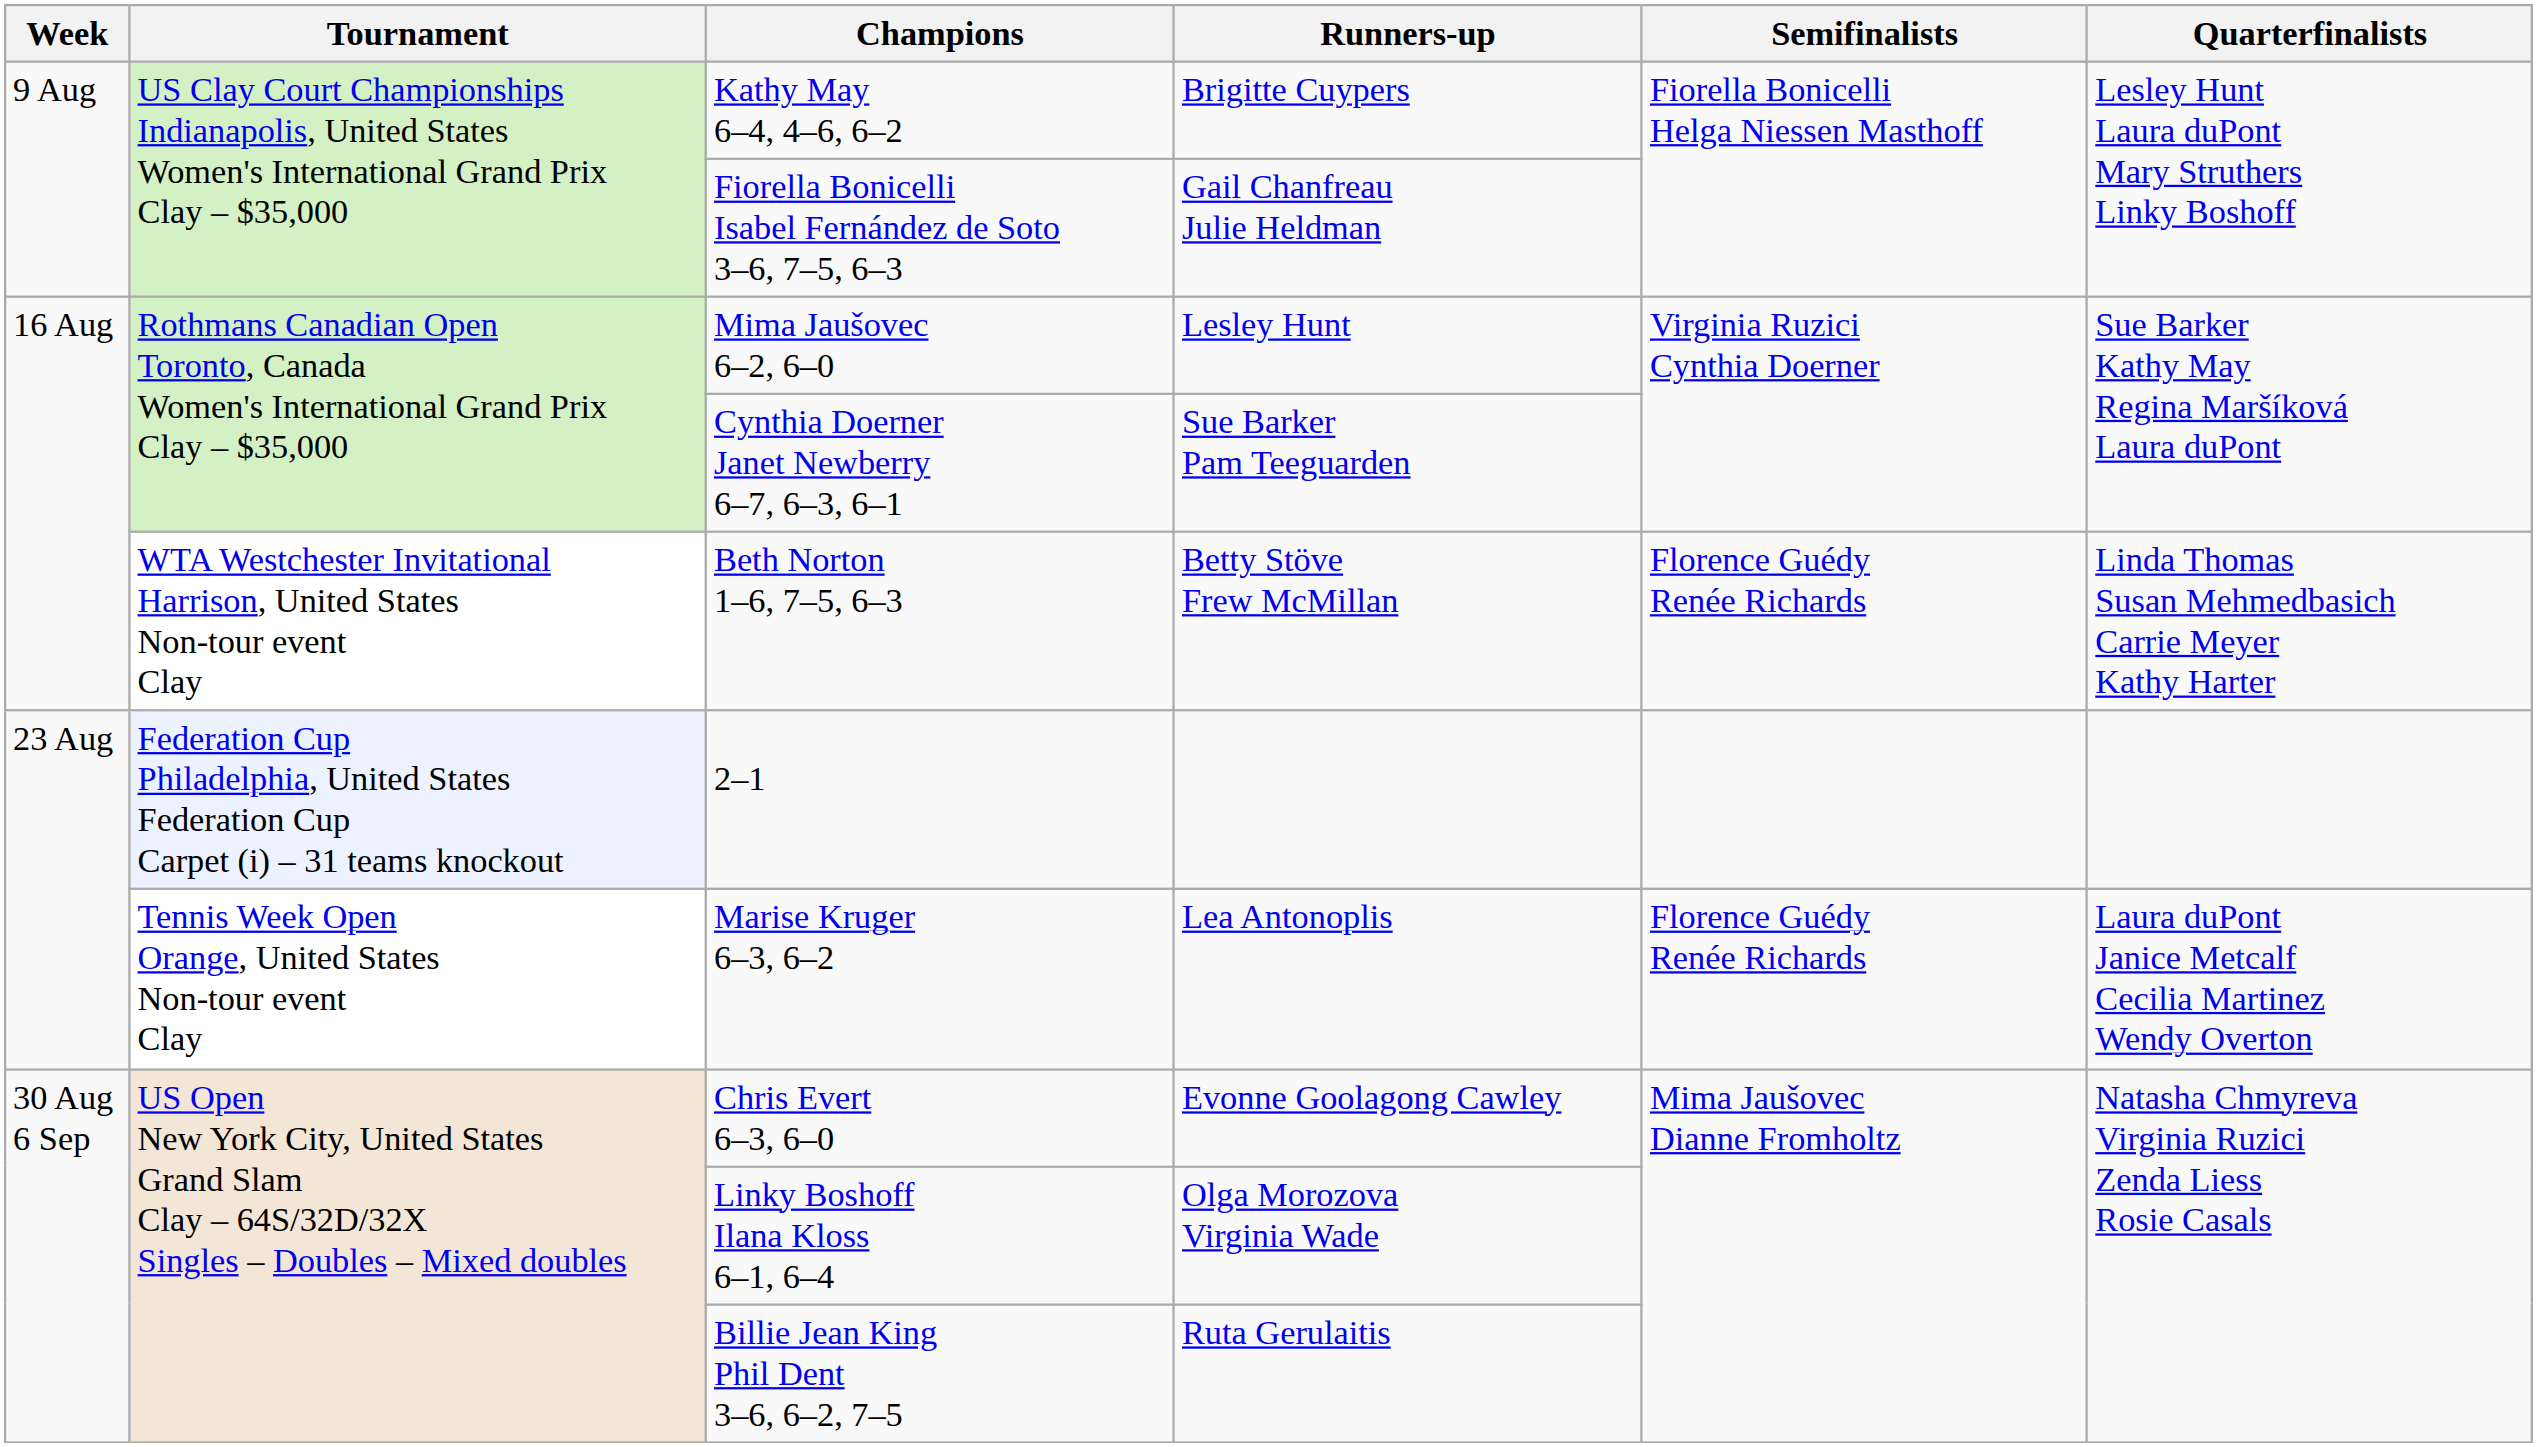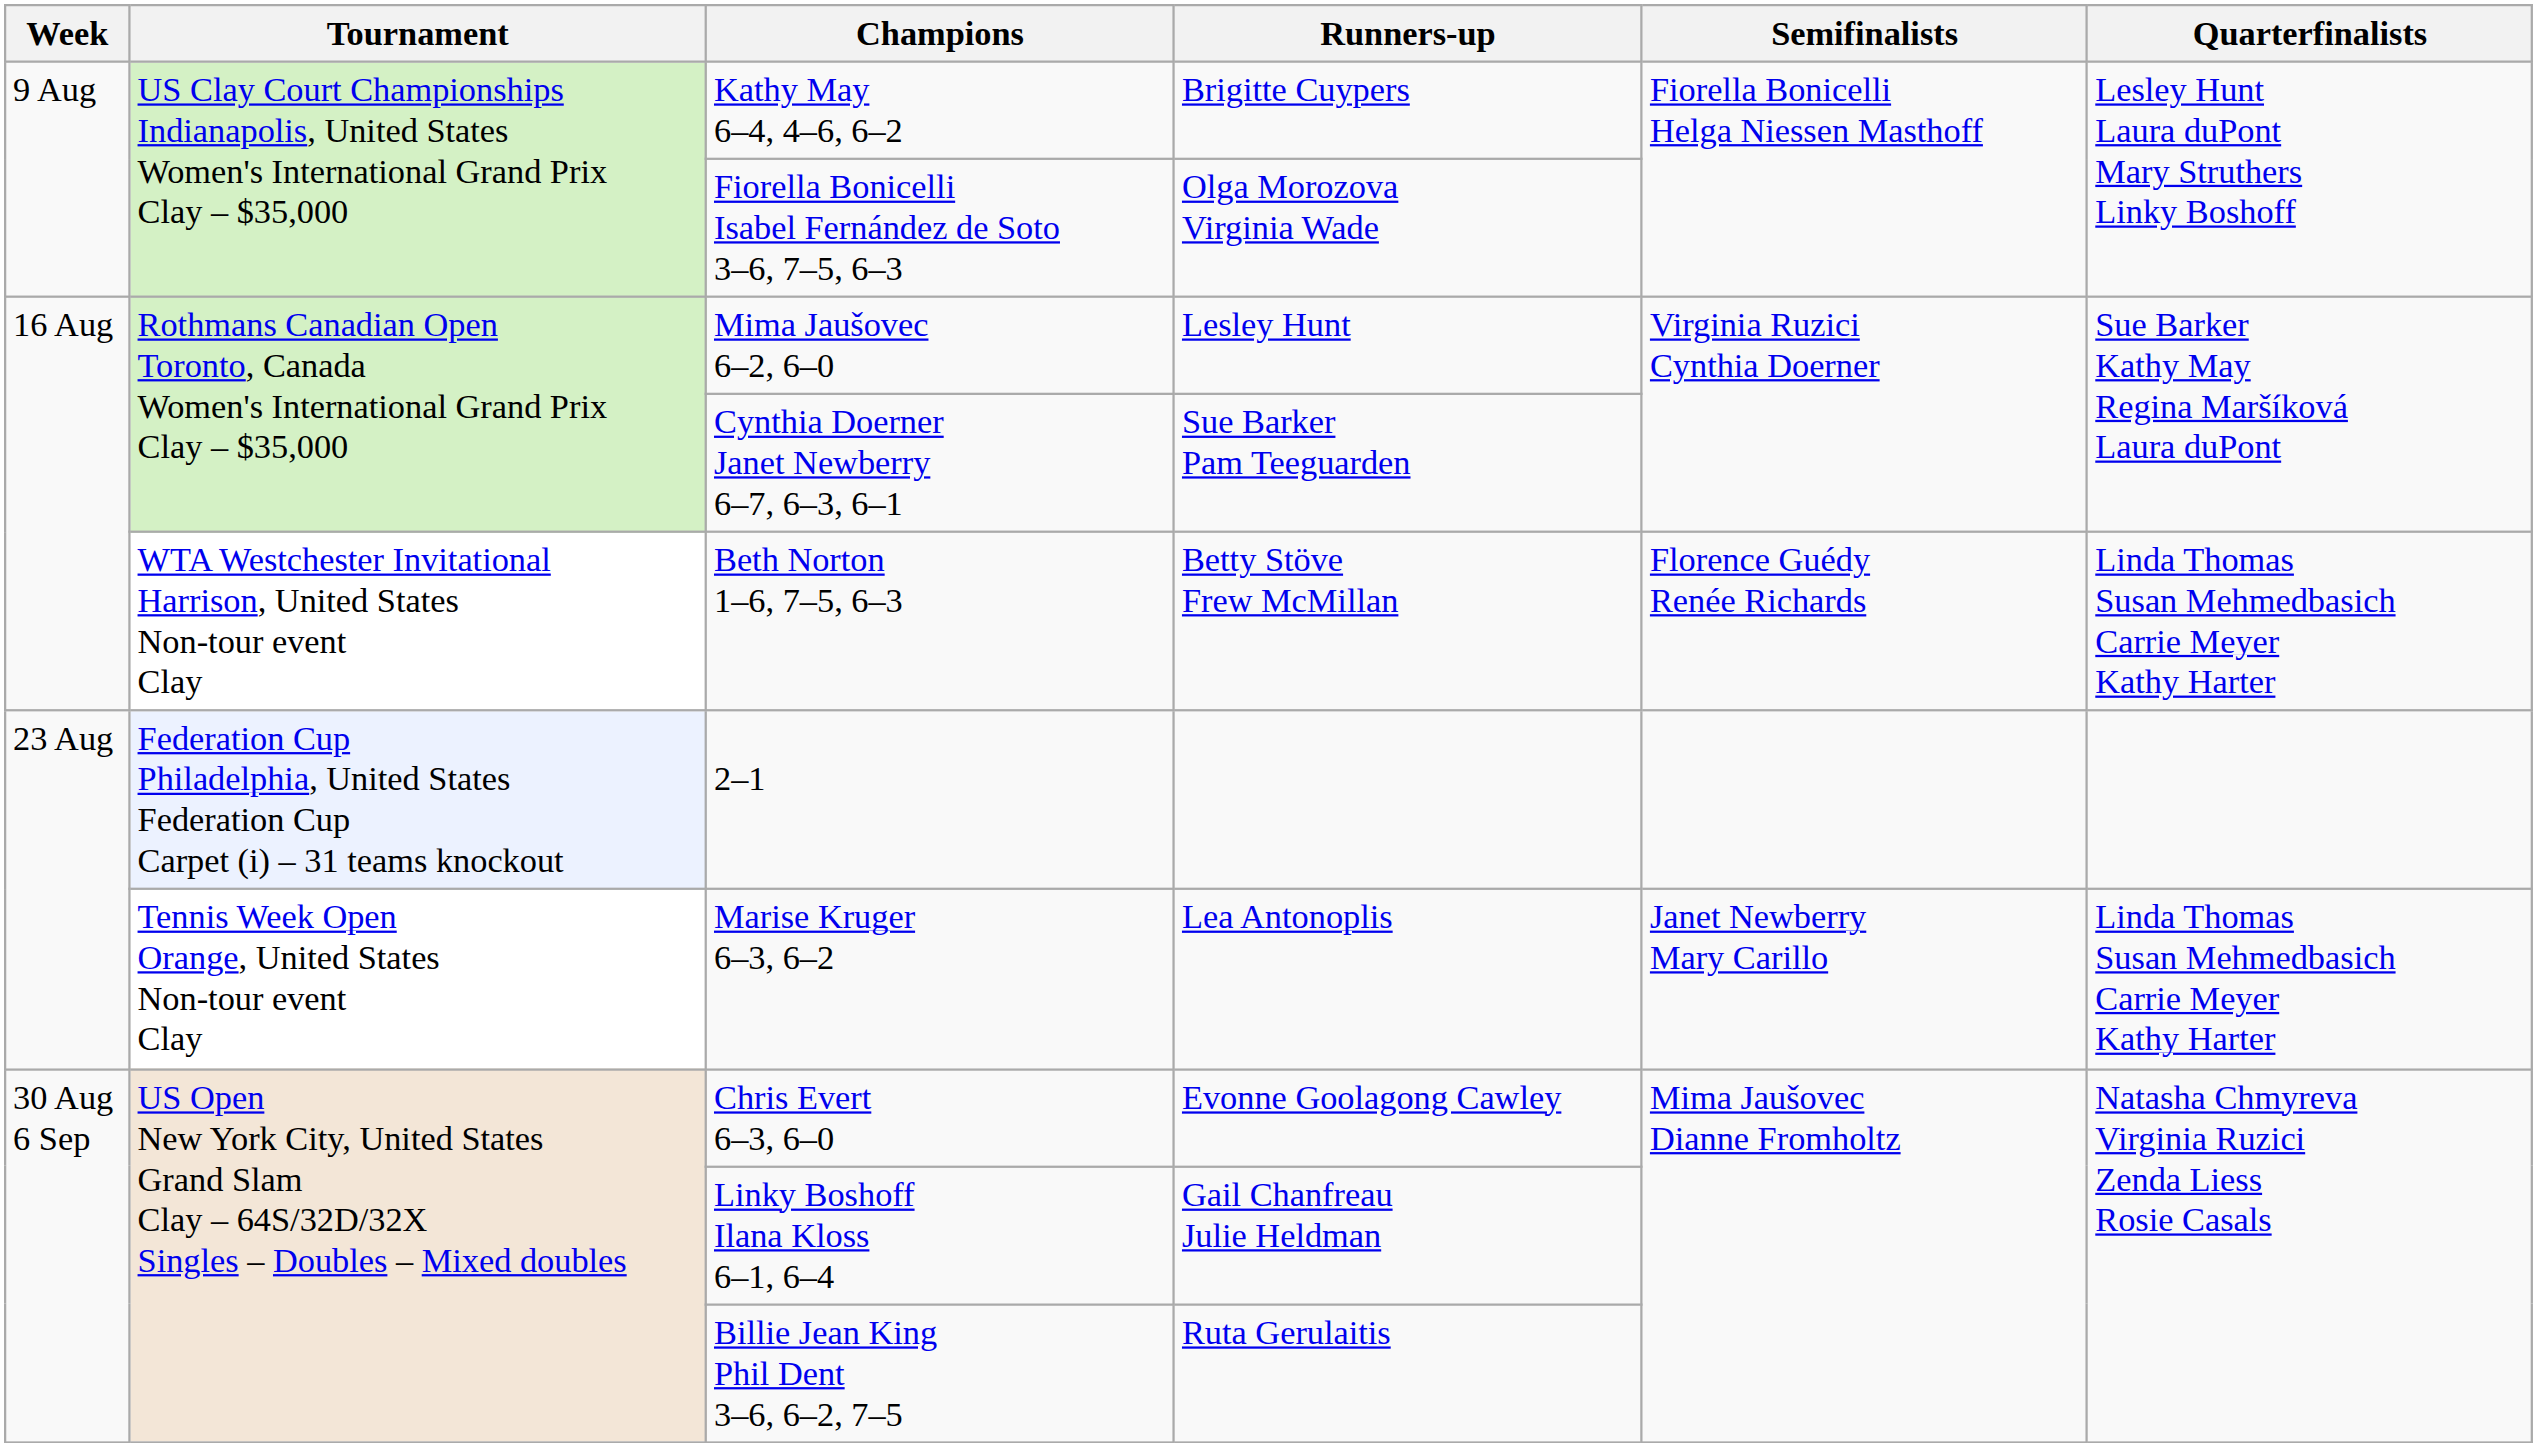(1287, 207) Gail Chanfreau Julie Heldman -> (1290, 207) Olga Morozova Virginia Wade
(1760, 937) Florence Guédy Renée Richards -> (1758, 937) Janet Newberry Mary Carillo
(2210, 978) Laura duPont Janice Metcalf Cecilia Martinez Wendy Overton -> (2245, 978) Linda Thomas Susan Mehmedbasich Carrie Meyer Kathy Harter
(1290, 1213) Olga Morozova Virginia Wade -> (1287, 1213) Gail Chanfreau Julie Heldman
